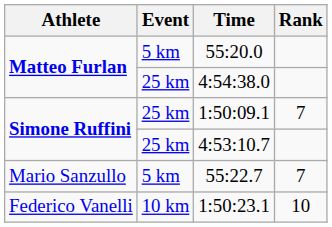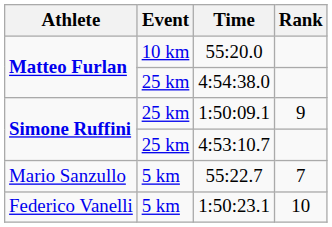(161, 51) 5 km -> (165, 51) 10 km
(301, 113) 7 -> (301, 113) 9
(165, 207) 10 km -> (161, 207) 5 km
